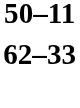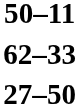+ row: (40, 94)
